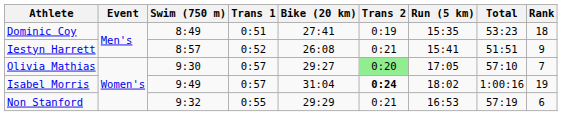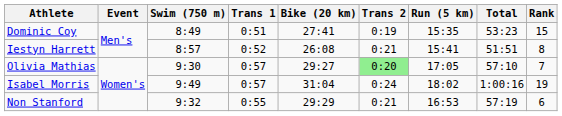(542, 31) 18 -> (542, 31) 15
(542, 48) 9 -> (542, 48) 8
(384, 84) bold -> (384, 84) normal
